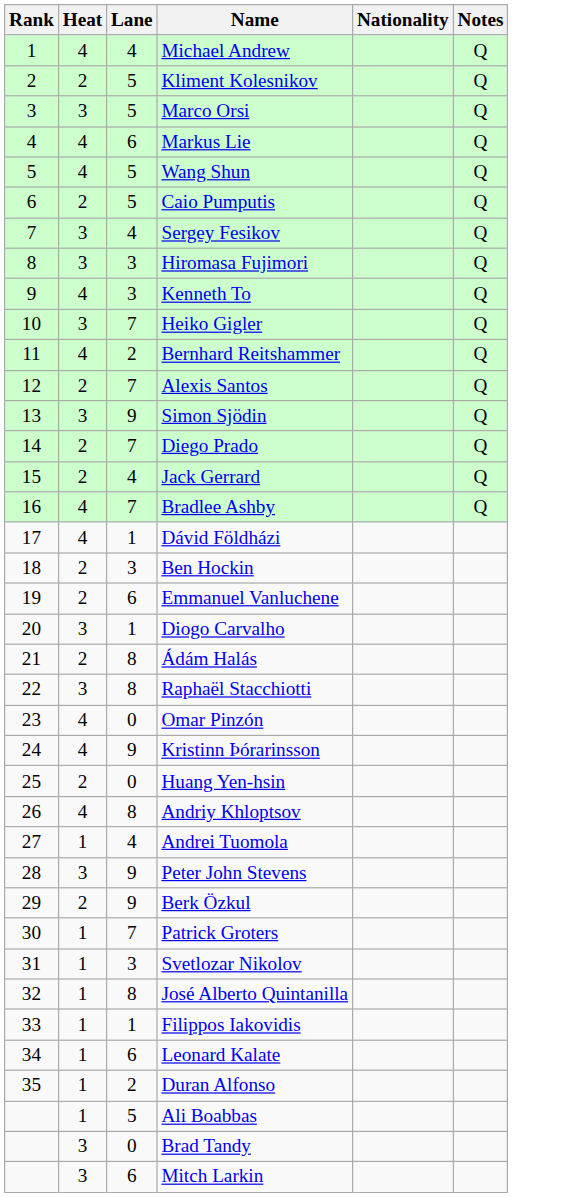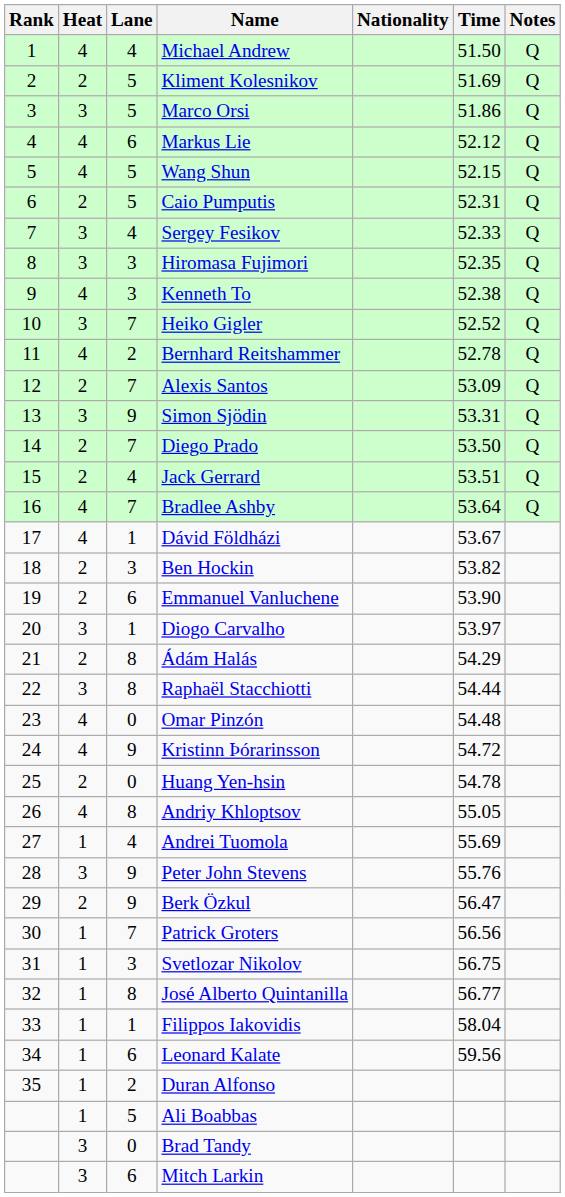+ column: (479, 19)
